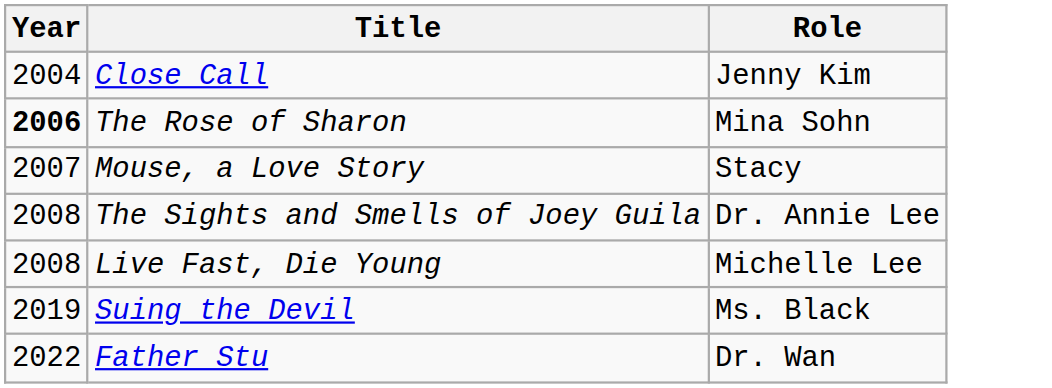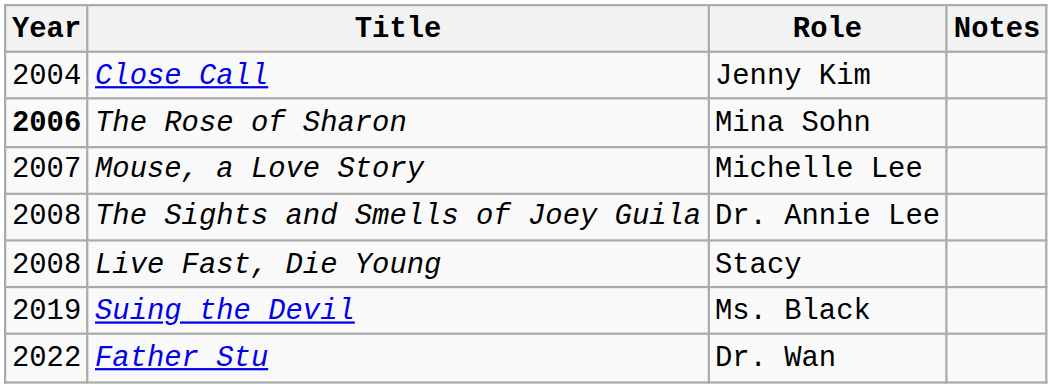+ column: (997, 29)
(758, 170) Stacy -> (819, 170) Michelle Lee
(819, 264) Michelle Lee -> (758, 264) Stacy
